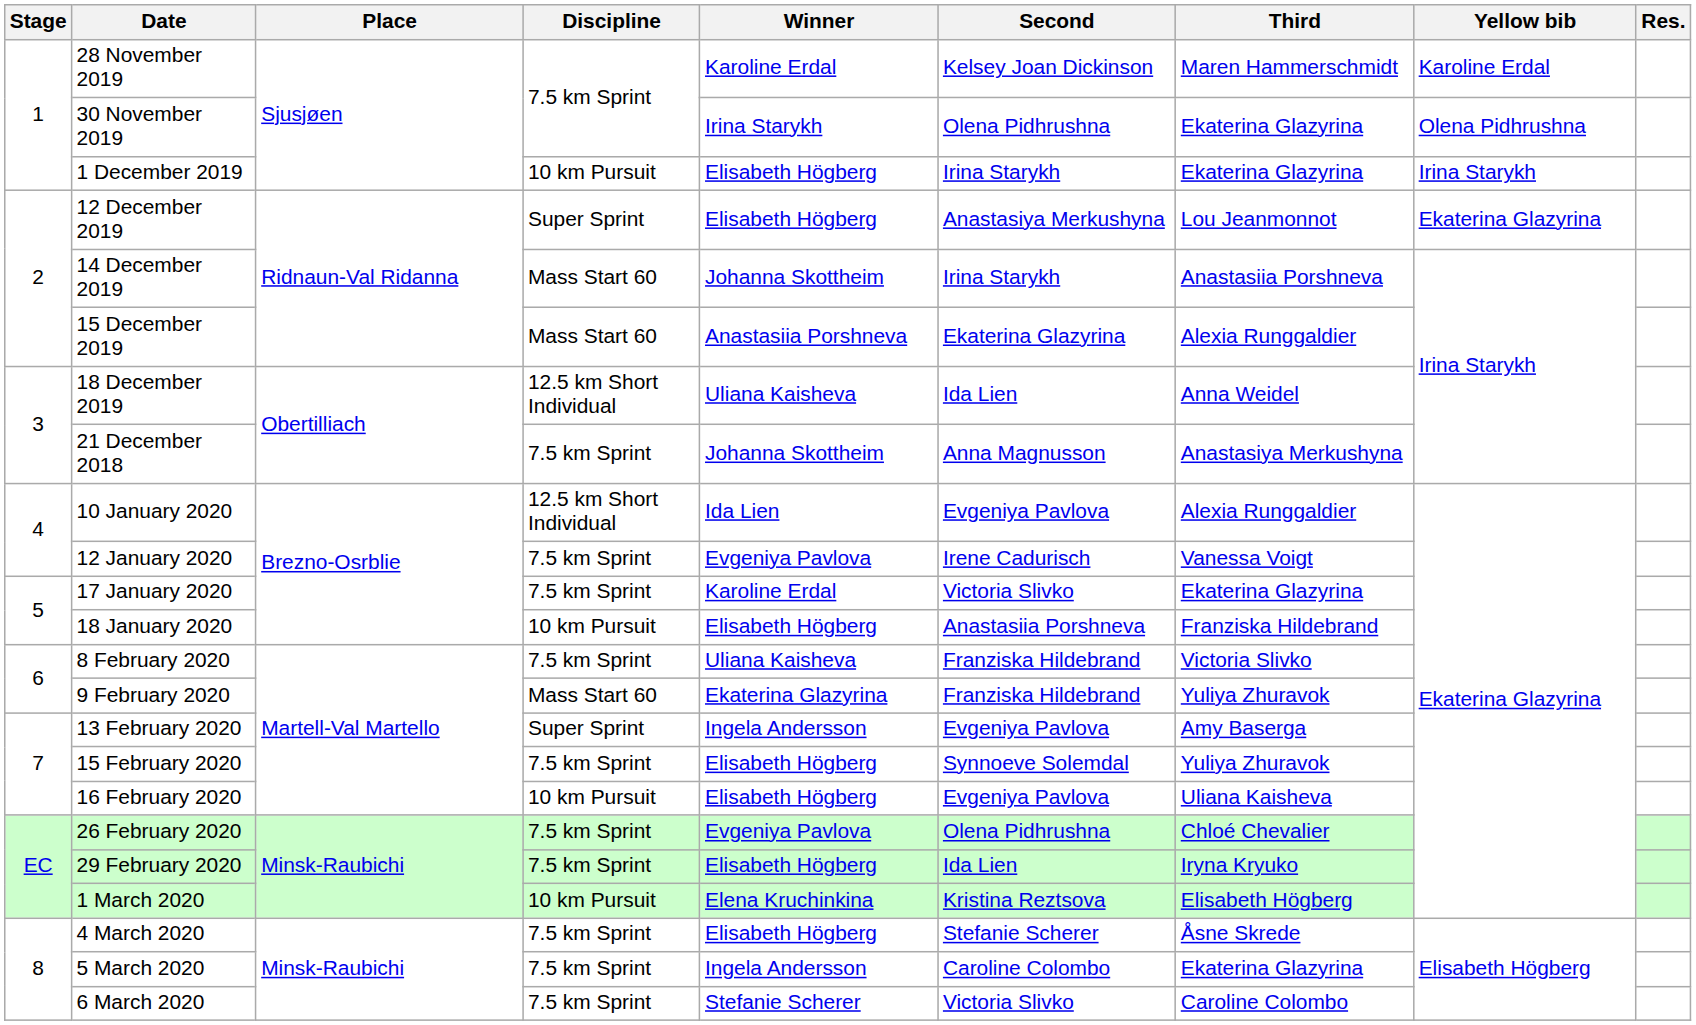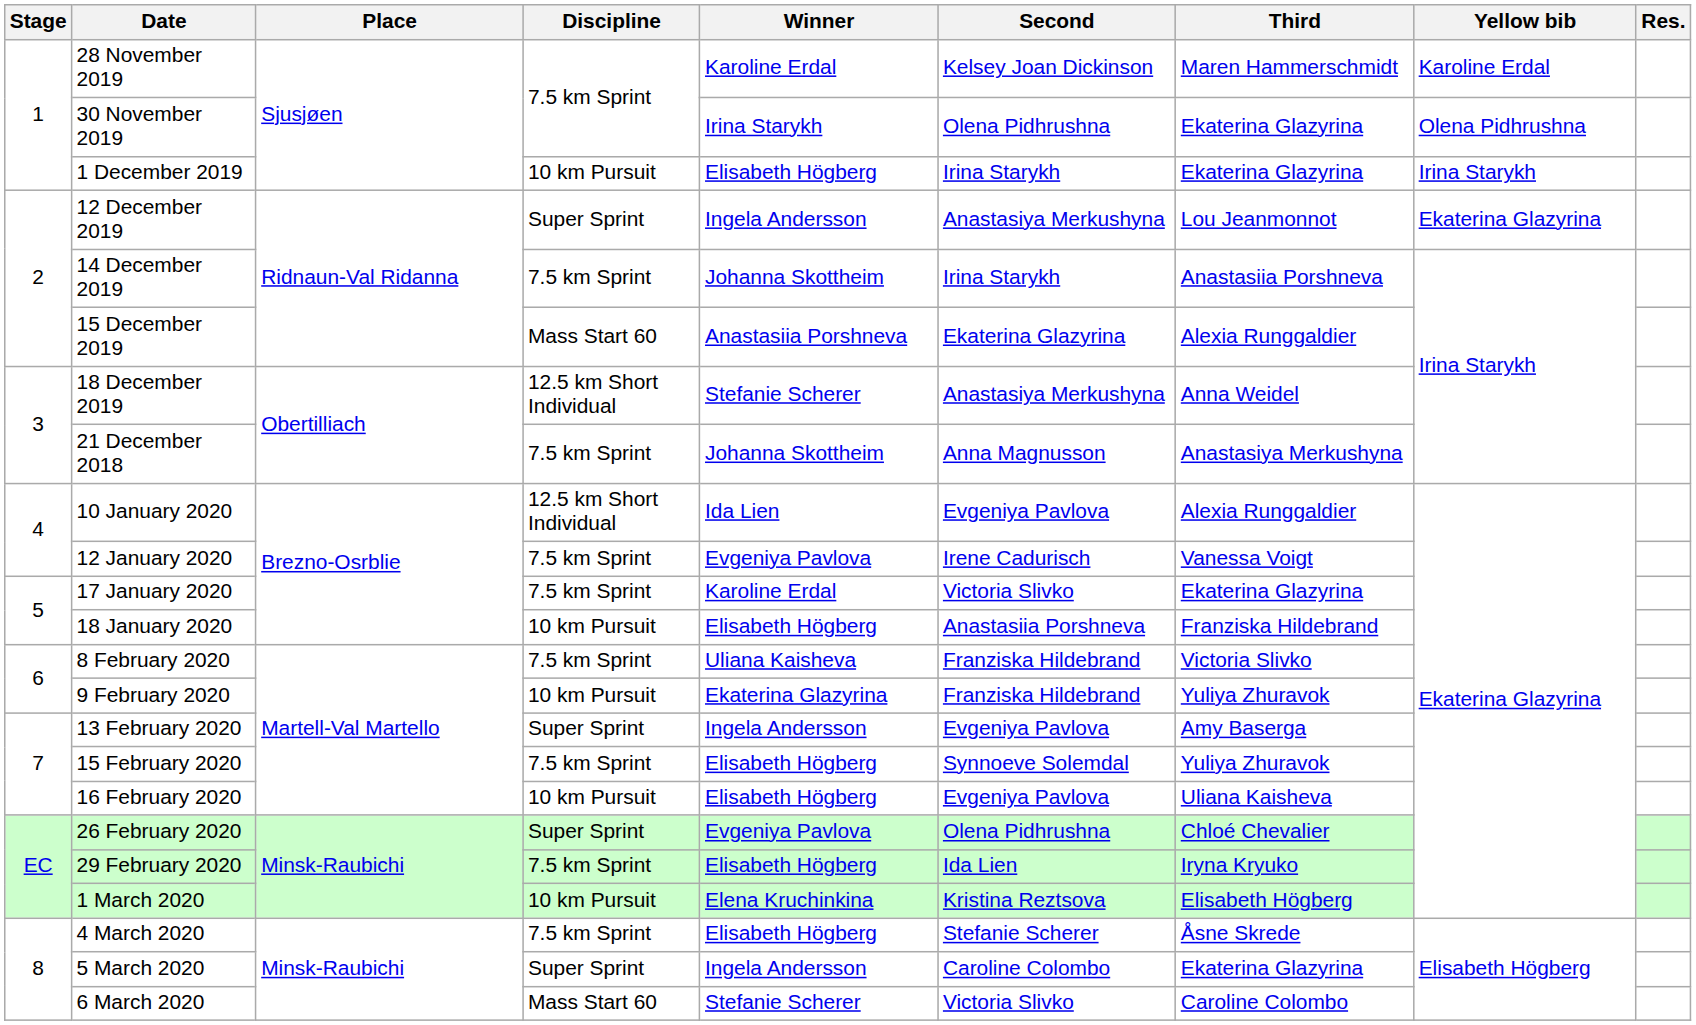(791, 218) Elisabeth Högberg -> (786, 218) Ingela Andersson
(592, 277) Mass Start 60 -> (590, 277) 7.5 km Sprint
(781, 394) Uliana Kaisheva -> (783, 394) Stefanie Scherer
(980, 394) Ida Lien -> (1054, 394) Anastasiya Merkushyna
(592, 694) Mass Start 60 -> (592, 694) 10 km Pursuit
(590, 831) 7.5 km Sprint -> (586, 831) Super Sprint
(590, 968) 7.5 km Sprint -> (586, 968) Super Sprint
(590, 1002) 7.5 km Sprint -> (592, 1002) Mass Start 60
